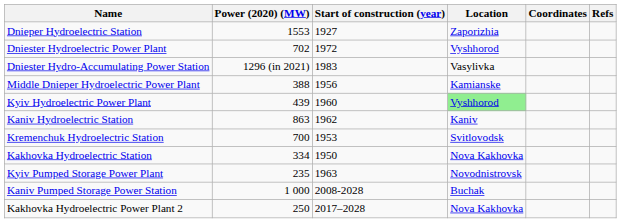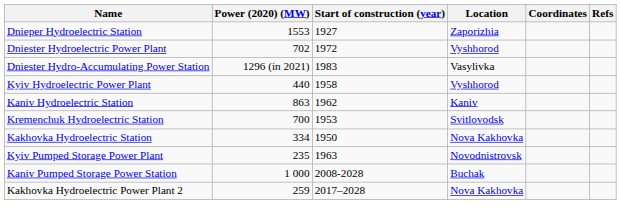- row: (103, 84)
(301, 102) 439 -> (301, 84) 440
(326, 102) 1960 -> (326, 84) 1958
(474, 102) lightgreen background -> (474, 84) no background
(301, 208) 250 -> (301, 191) 259
